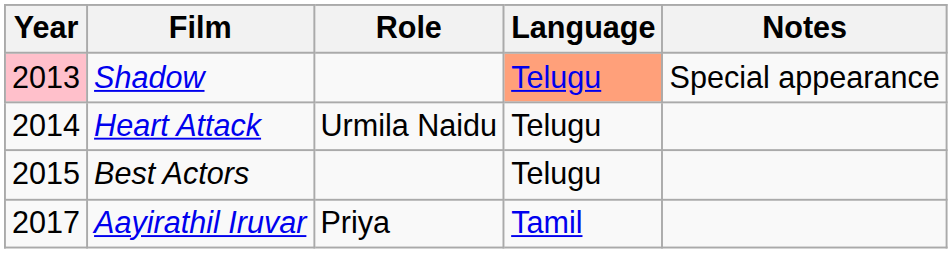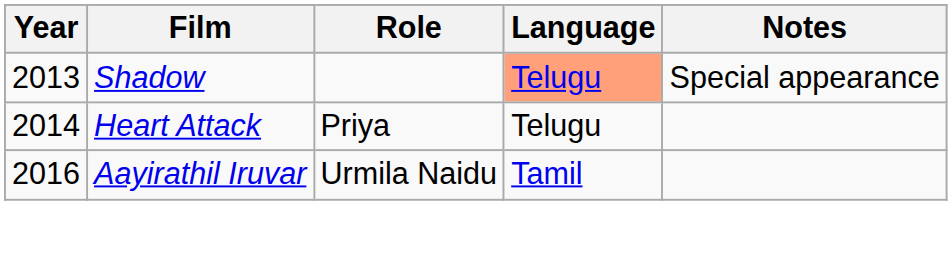(46, 77) pink background -> (46, 77) no background
(409, 125) Urmila Naidu -> (355, 125) Priya
- row: (172, 174)
(46, 222) 2017 -> (46, 174) 2016
(355, 222) Priya -> (409, 174) Urmila Naidu
